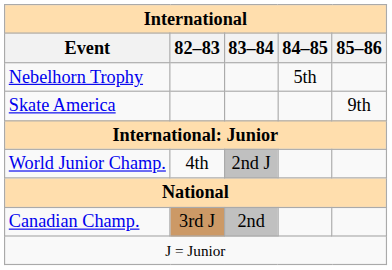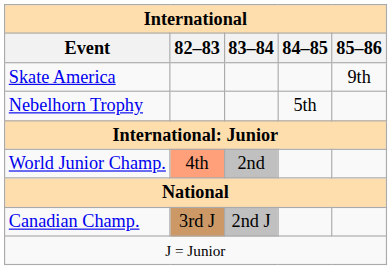rows swapped: (62, 105) <-> (76, 76)
(197, 163) no background -> (197, 163) lightsalmon background
(251, 163) 2nd J -> (251, 163) 2nd
(251, 221) 2nd -> (251, 221) 2nd J
